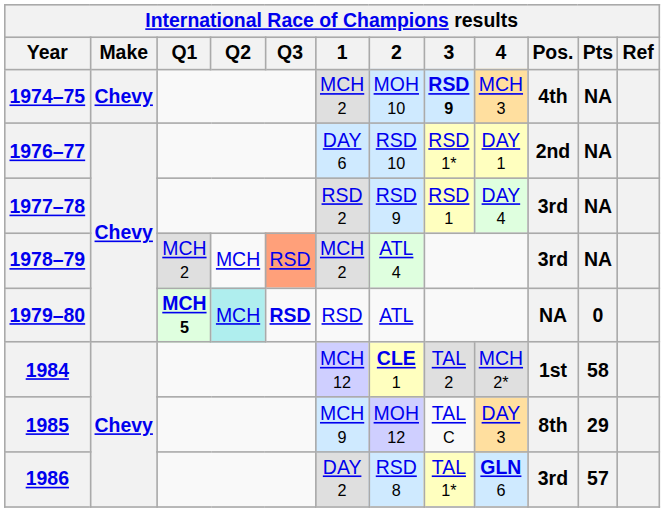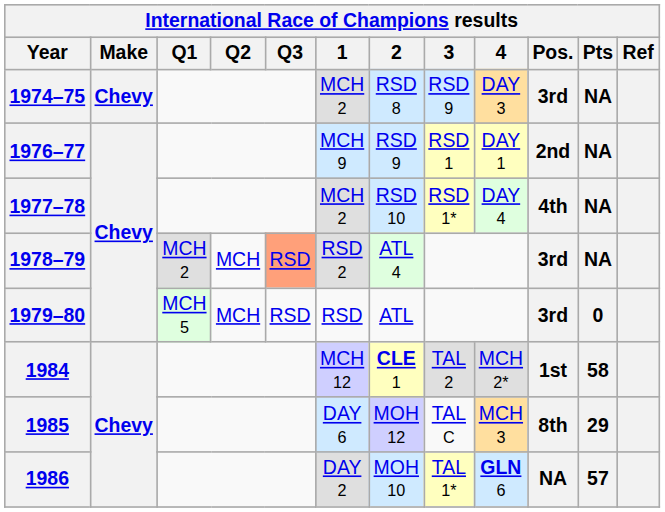(396, 95) MOH 10 -> (396, 95) RSD 8
(449, 96) bold -> (449, 95) normal
(501, 95) MCH 3 -> (501, 95) DAY 3
(553, 96) 4th -> (553, 96) 3rd
(342, 150) DAY 6 -> (342, 150) MCH 9
(396, 150) RSD 10 -> (396, 150) RSD 9
(449, 150) RSD 1* -> (449, 150) RSD 1
(342, 205) RSD 2 -> (342, 205) MCH 2
(396, 205) RSD 9 -> (396, 205) RSD 10
(449, 205) RSD 1 -> (449, 205) RSD 1*
(553, 206) 3rd -> (553, 206) 4th
(342, 260) MCH 2 -> (342, 260) RSD 2
(184, 315) bold -> (184, 314) normal
(238, 315) paleturquoise background -> (238, 315) no background
(290, 315) bold -> (290, 315) normal
(553, 315) NA -> (553, 315) 3rd
(342, 424) MCH 9 -> (342, 424) DAY 6
(501, 424) DAY 3 -> (501, 424) MCH 3
(396, 479) RSD 8 -> (396, 479) MOH 10
(553, 479) 3rd -> (553, 479) NA
